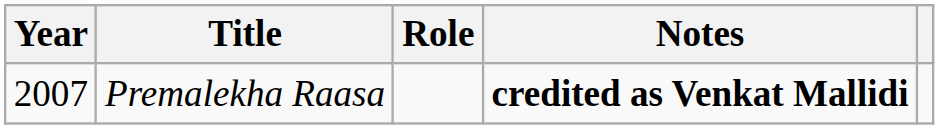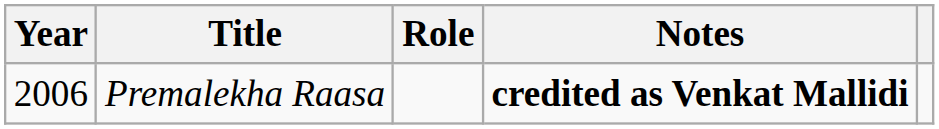(51, 92) 2007 -> (51, 92) 2006
